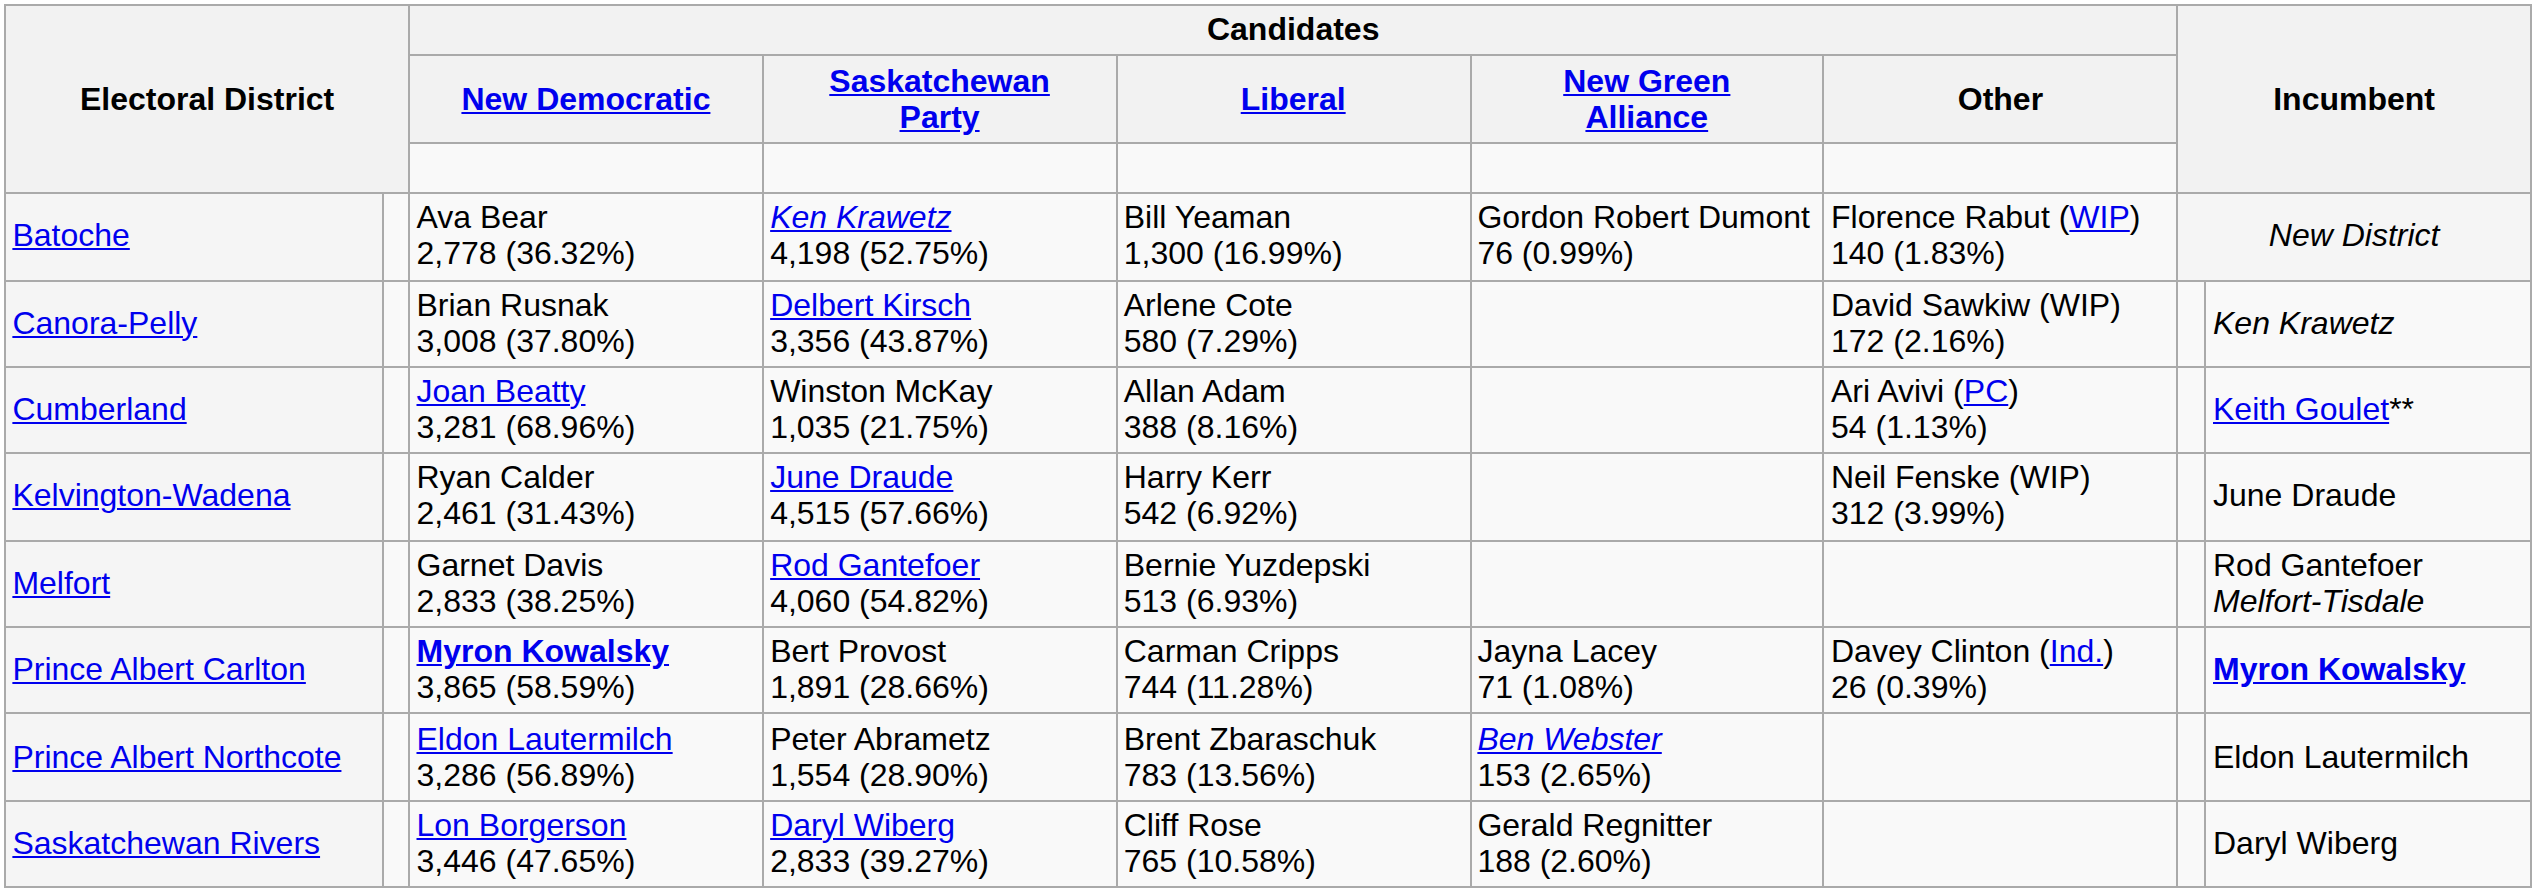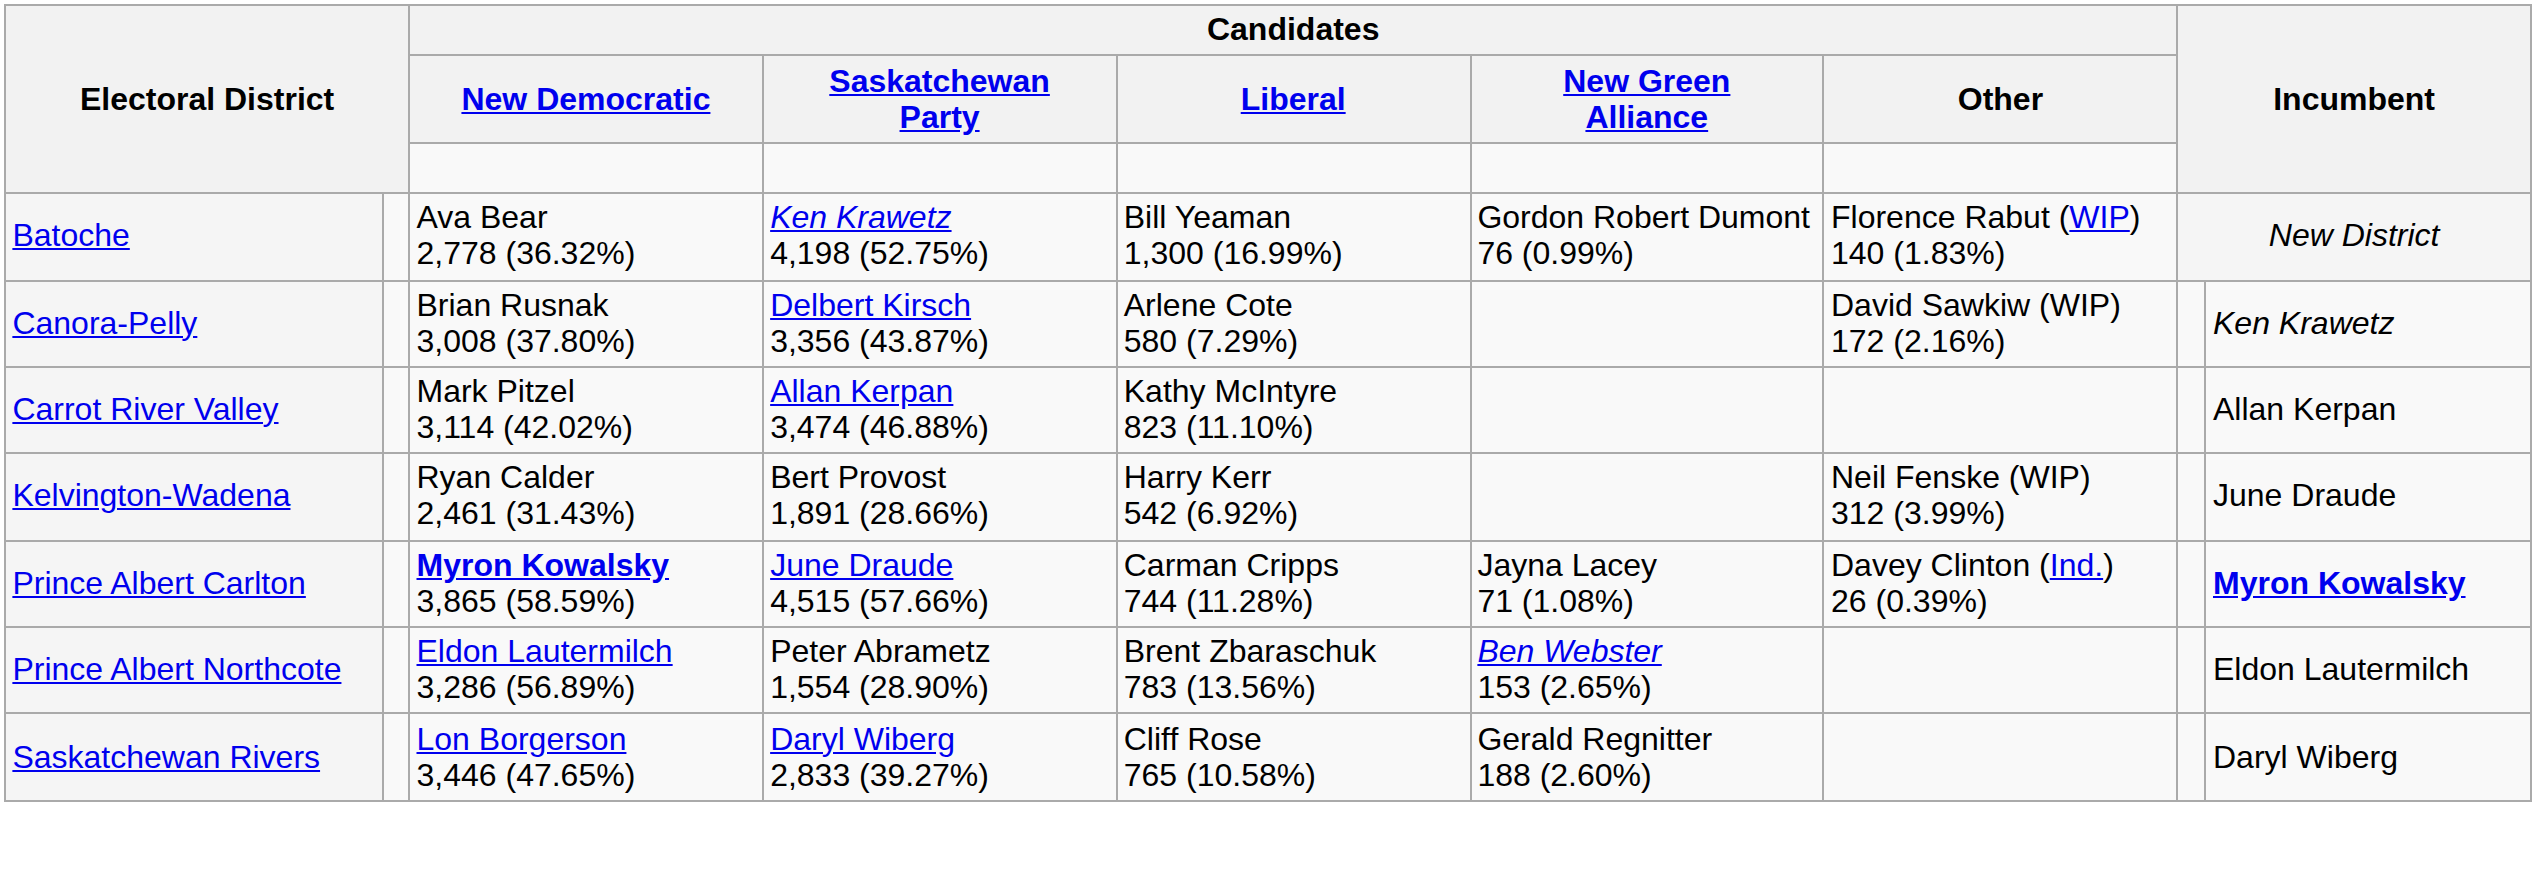+ row: (145, 409)
- row: (100, 409)
(880, 496) June Draude 4,515 (57.66%) -> (880, 496) Bert Provost 1,891 (28.66%)
- row: (61, 583)
(880, 669) Bert Provost 1,891 (28.66%) -> (880, 583) June Draude 4,515 (57.66%)
